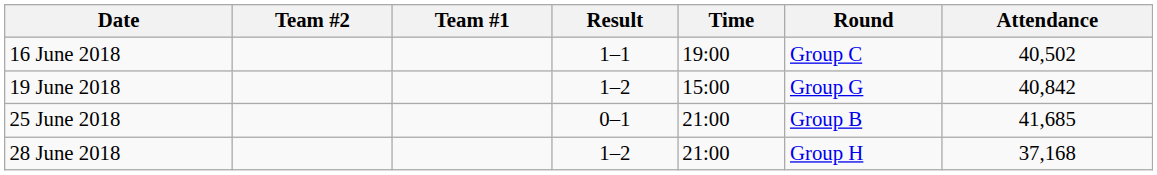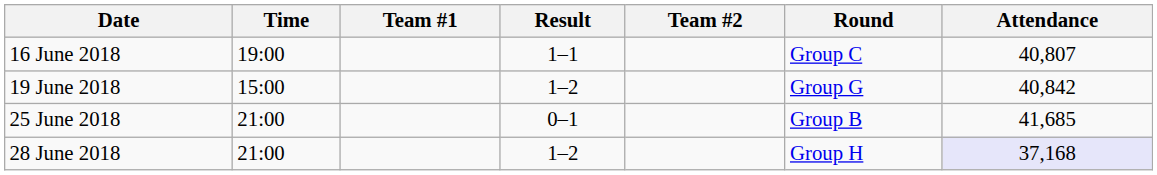columns swapped: (731, 20) <-> (312, 20)
(1047, 53) 40,502 -> (1047, 53) 40,807
(1047, 152) no background -> (1047, 152) lavender background
